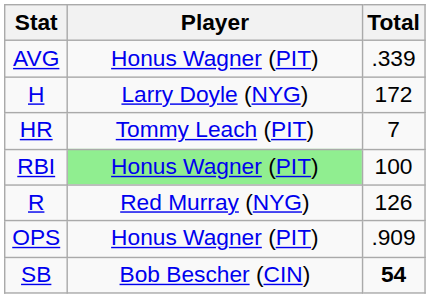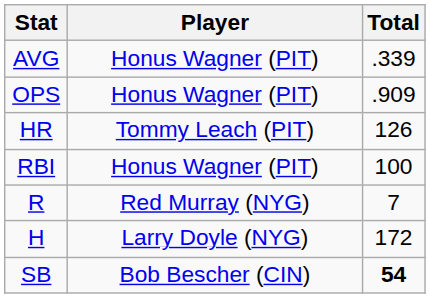rows swapped: (36, 238) <-> (36, 94)
(394, 130) 7 -> (394, 130) 126
(215, 166) lightgreen background -> (215, 166) no background
(394, 202) 126 -> (394, 202) 7
